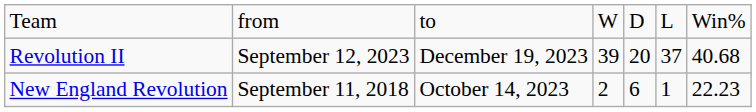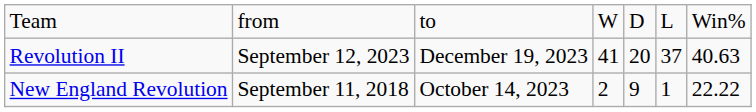(608, 55) 39 -> (608, 55) 41
(716, 55) 40.68 -> (716, 55) 40.63
(634, 89) 6 -> (634, 89) 9
(716, 89) 22.23 -> (716, 89) 22.22
